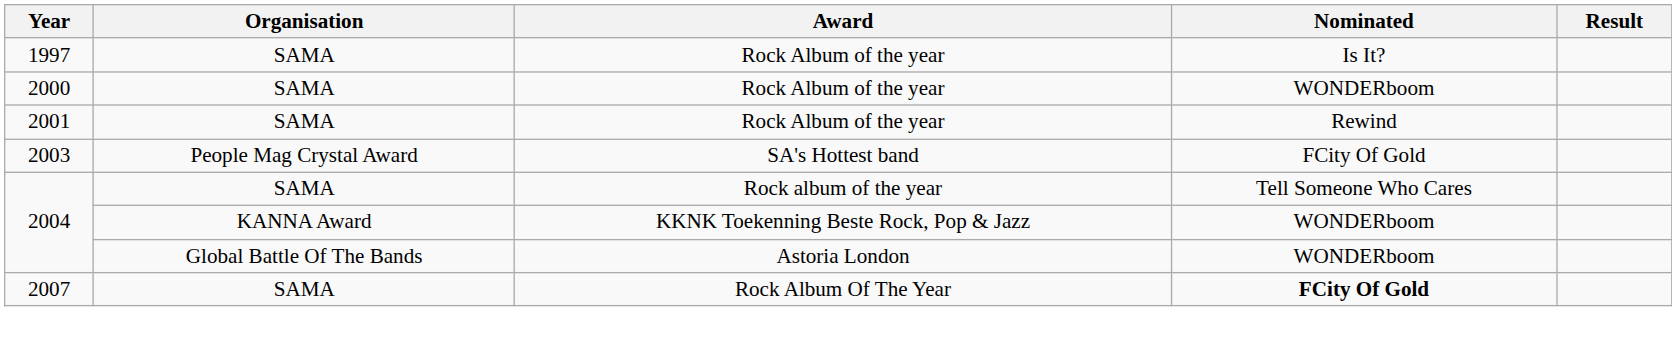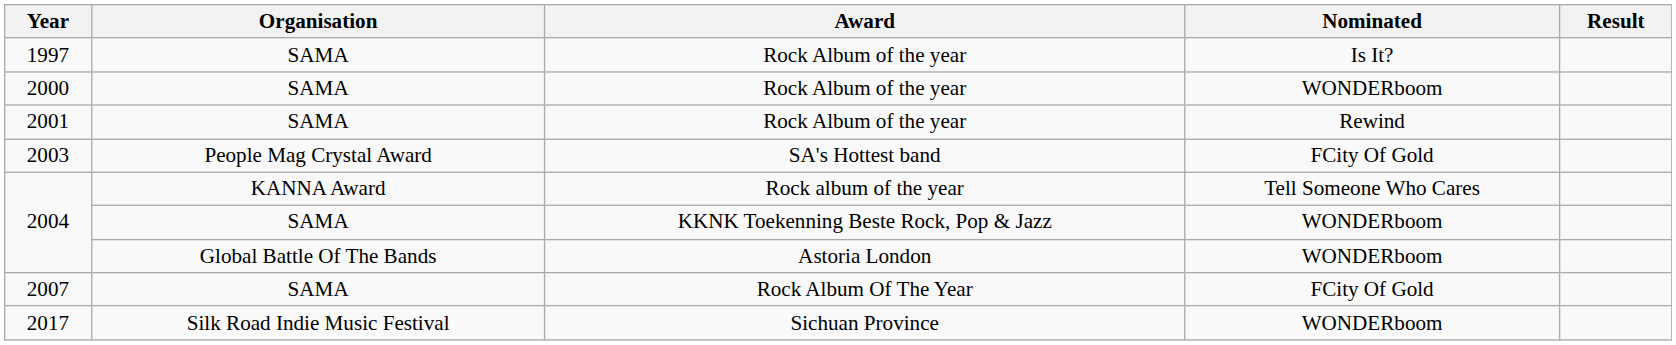(304, 188) SAMA -> (318, 188) KANNA Award
(304, 222) KANNA Award -> (318, 222) SAMA
(1364, 289) bold -> (1372, 289) normal
+ row: (48, 322)
